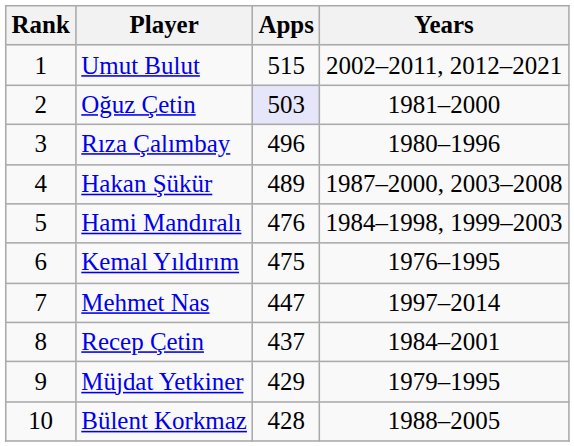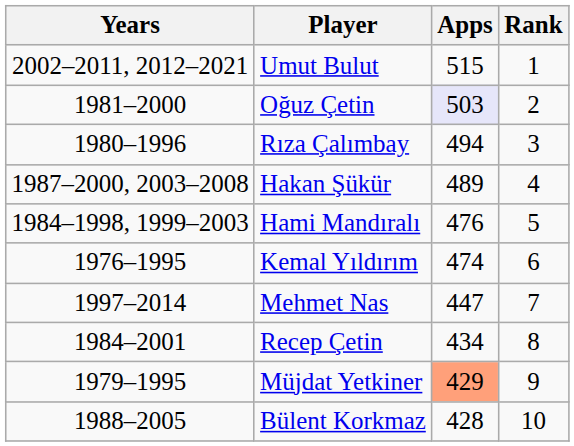columns swapped: (41, 25) <-> (444, 25)
(286, 144) 496 -> (465, 144) 494
(286, 262) 475 -> (465, 262) 474
(286, 341) 437 -> (465, 341) 434
(286, 381) no background -> (465, 381) lightsalmon background
